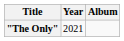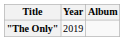(73, 28) 2021 -> (73, 28) 2019
